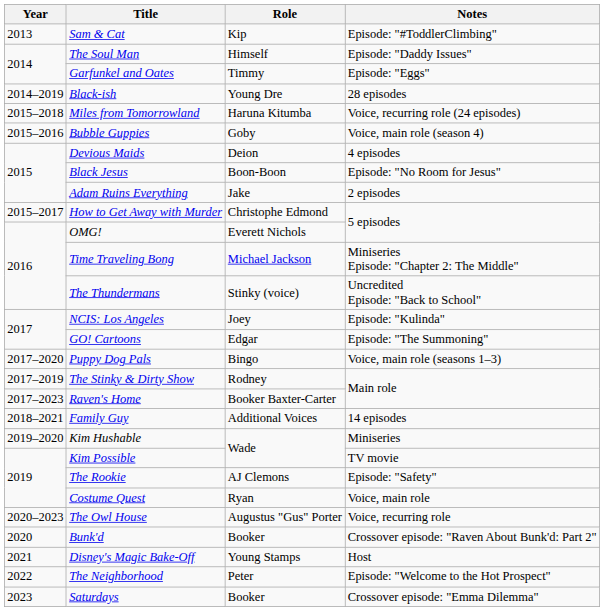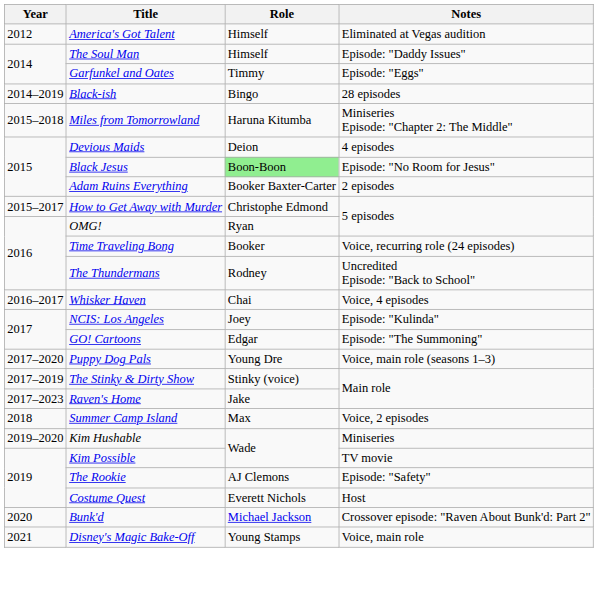+ row: (122, 34)
- row: (97, 34)
(255, 93) Young Dre -> (243, 93) Bingo
(434, 113) Voice, recurring role (24 episodes) -> (427, 120) Miniseries Episode: "Chapter 2: The Middle"
- row: (109, 133)
(257, 172) no background -> (257, 166) lightgreen background
(239, 192) Jake -> (282, 186) Booker Baxter-Carter
(267, 232) Everett Nichols -> (241, 226) Ryan
(270, 258) Michael Jackson -> (246, 246) Booker
(433, 258) Miniseries Episode: "Chapter 2: The Middle" -> (428, 246) Voice, recurring role (24 episodes)
(263, 292) Stinky (voice) -> (247, 272) Rodney
+ row: (107, 299)
(243, 359) Bingo -> (255, 359) Young Dre
(247, 378) Rodney -> (263, 378) Stinky (voice)
(282, 398) Booker Baxter-Carter -> (239, 398) Jake
+ row: (123, 418)
- row: (99, 418)
(241, 497) Ryan -> (267, 497) Everett Nichols
(389, 497) Voice, main role -> (354, 497) Host
- row: (108, 517)
(246, 537) Booker -> (270, 517) Michael Jackson
(360, 557) Host -> (383, 537) Voice, main role
- row: (116, 576)
- row: (94, 596)
